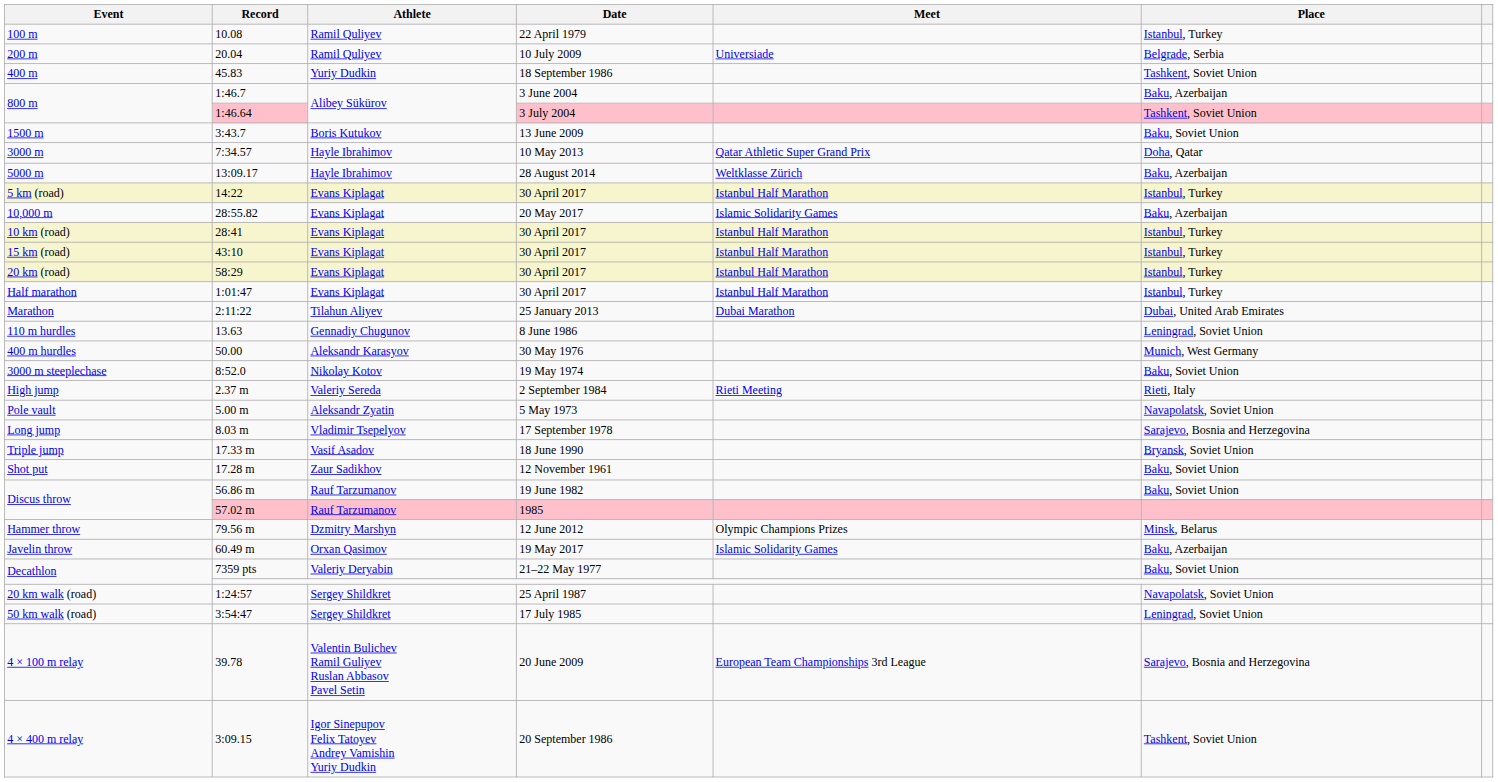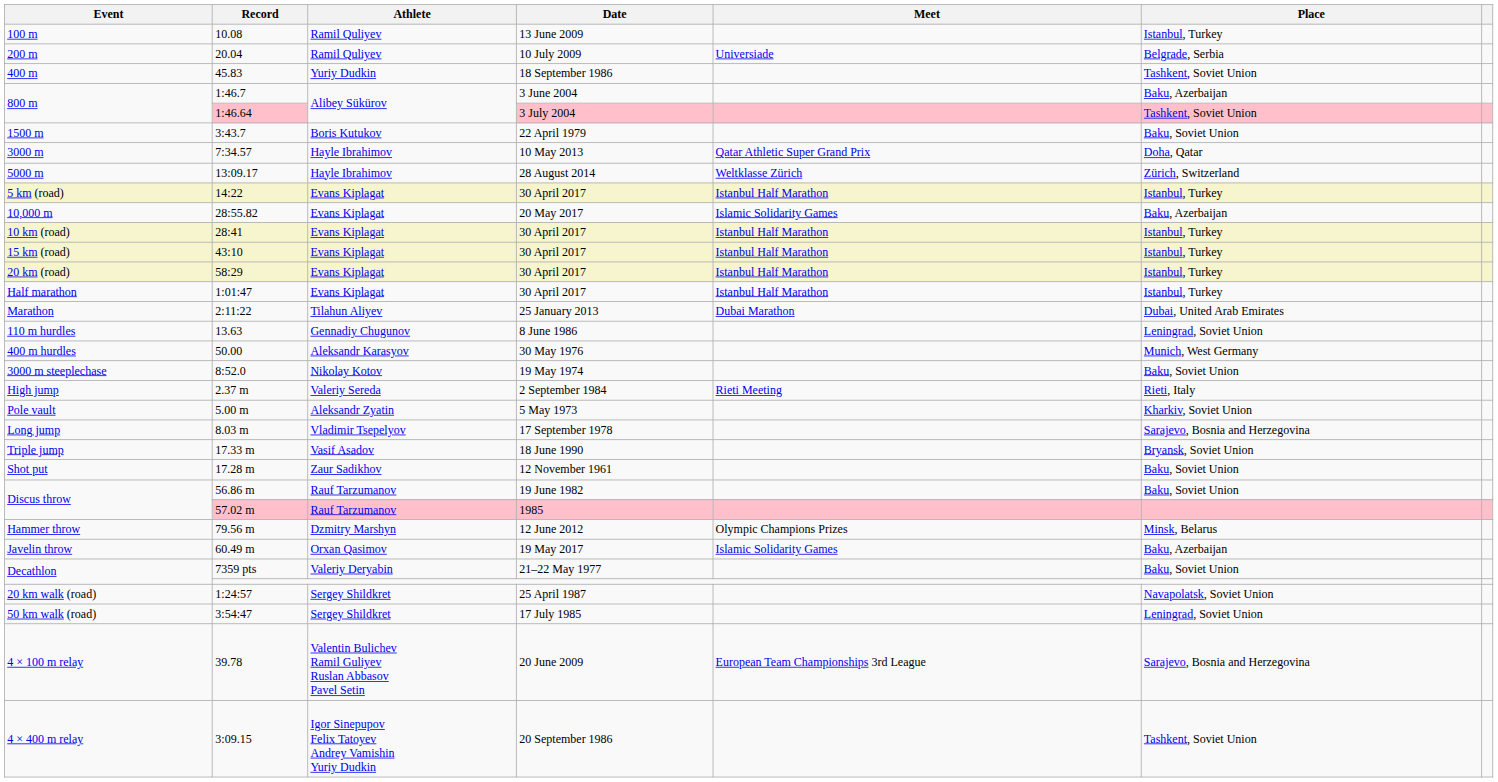(553, 34) 22 April 1979 -> (551, 34) 13 June 2009
(551, 133) 13 June 2009 -> (553, 133) 22 April 1979
(1186, 172) Baku, Azerbaijan -> (1192, 172) Zürich, Switzerland
(1209, 410) Navapolatsk, Soviet Union -> (1198, 410) Kharkiv, Soviet Union
